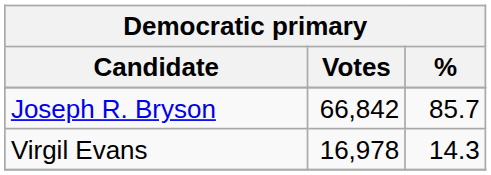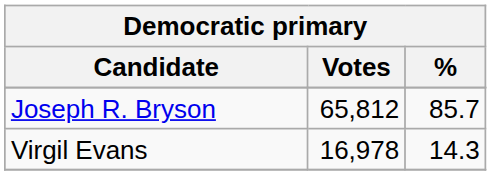(359, 109) 66,842 -> (359, 109) 65,812
